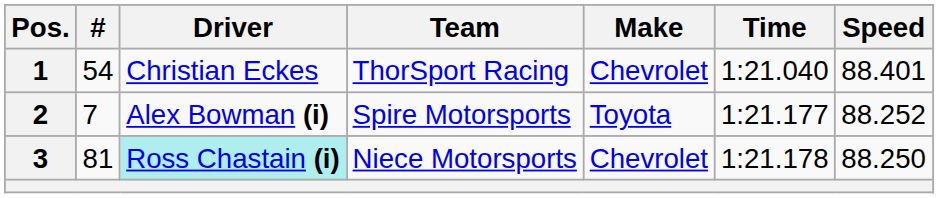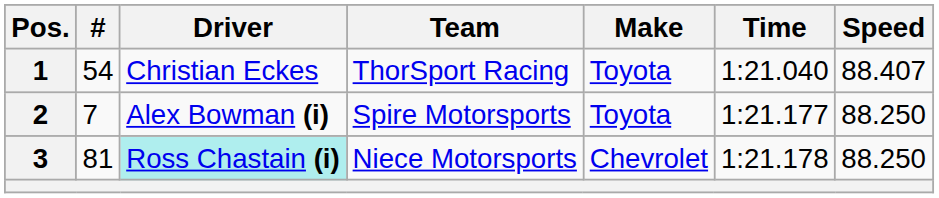(649, 71) Chevrolet -> (630, 71) Toyota
(884, 71) 88.401 -> (884, 71) 88.407
(884, 115) 88.252 -> (884, 115) 88.250
